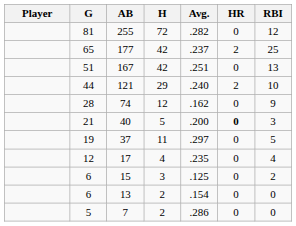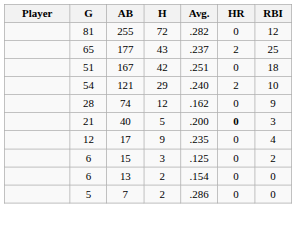(162, 49) 42 -> (162, 49) 43
(273, 67) 13 -> (273, 67) 18
(88, 85) 44 -> (88, 85) 54
- row: (125, 140)
(162, 158) 4 -> (162, 140) 9
